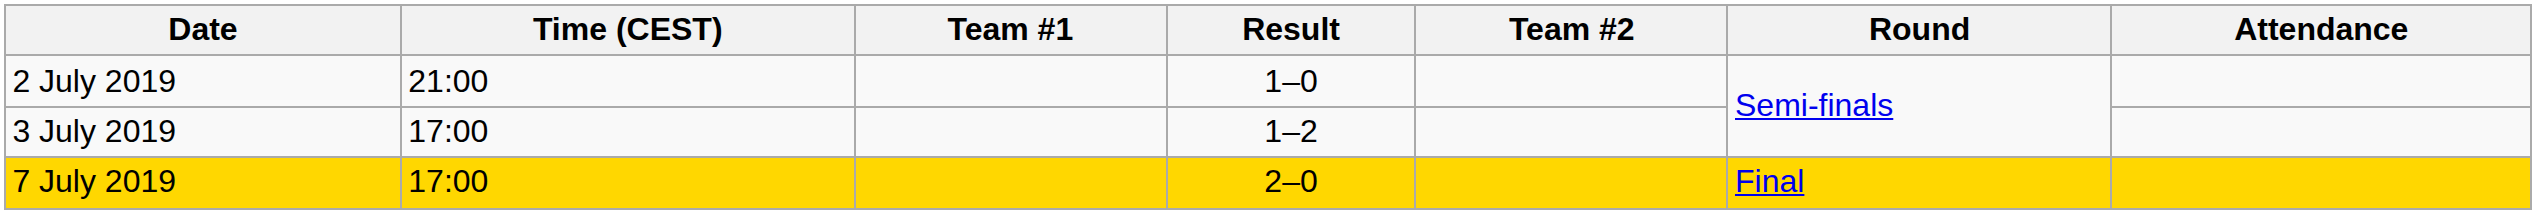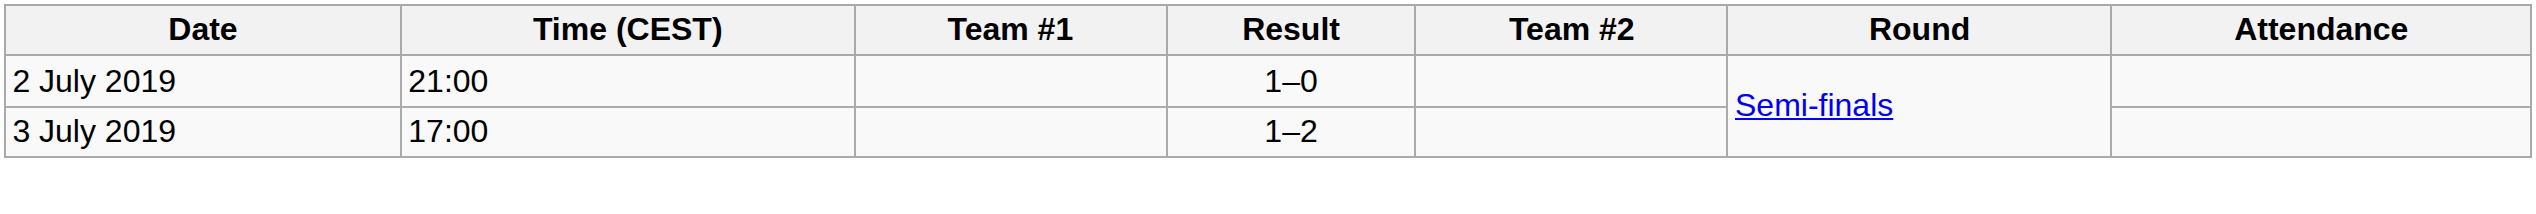- row: (94, 182)
